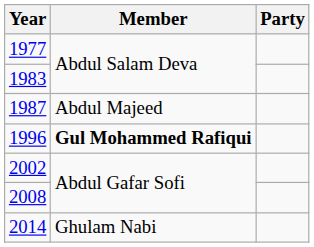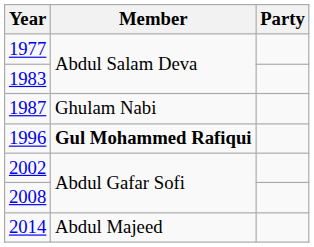(109, 108) Abdul Majeed -> (106, 108) Ghulam Nabi
(106, 227) Ghulam Nabi -> (109, 227) Abdul Majeed
